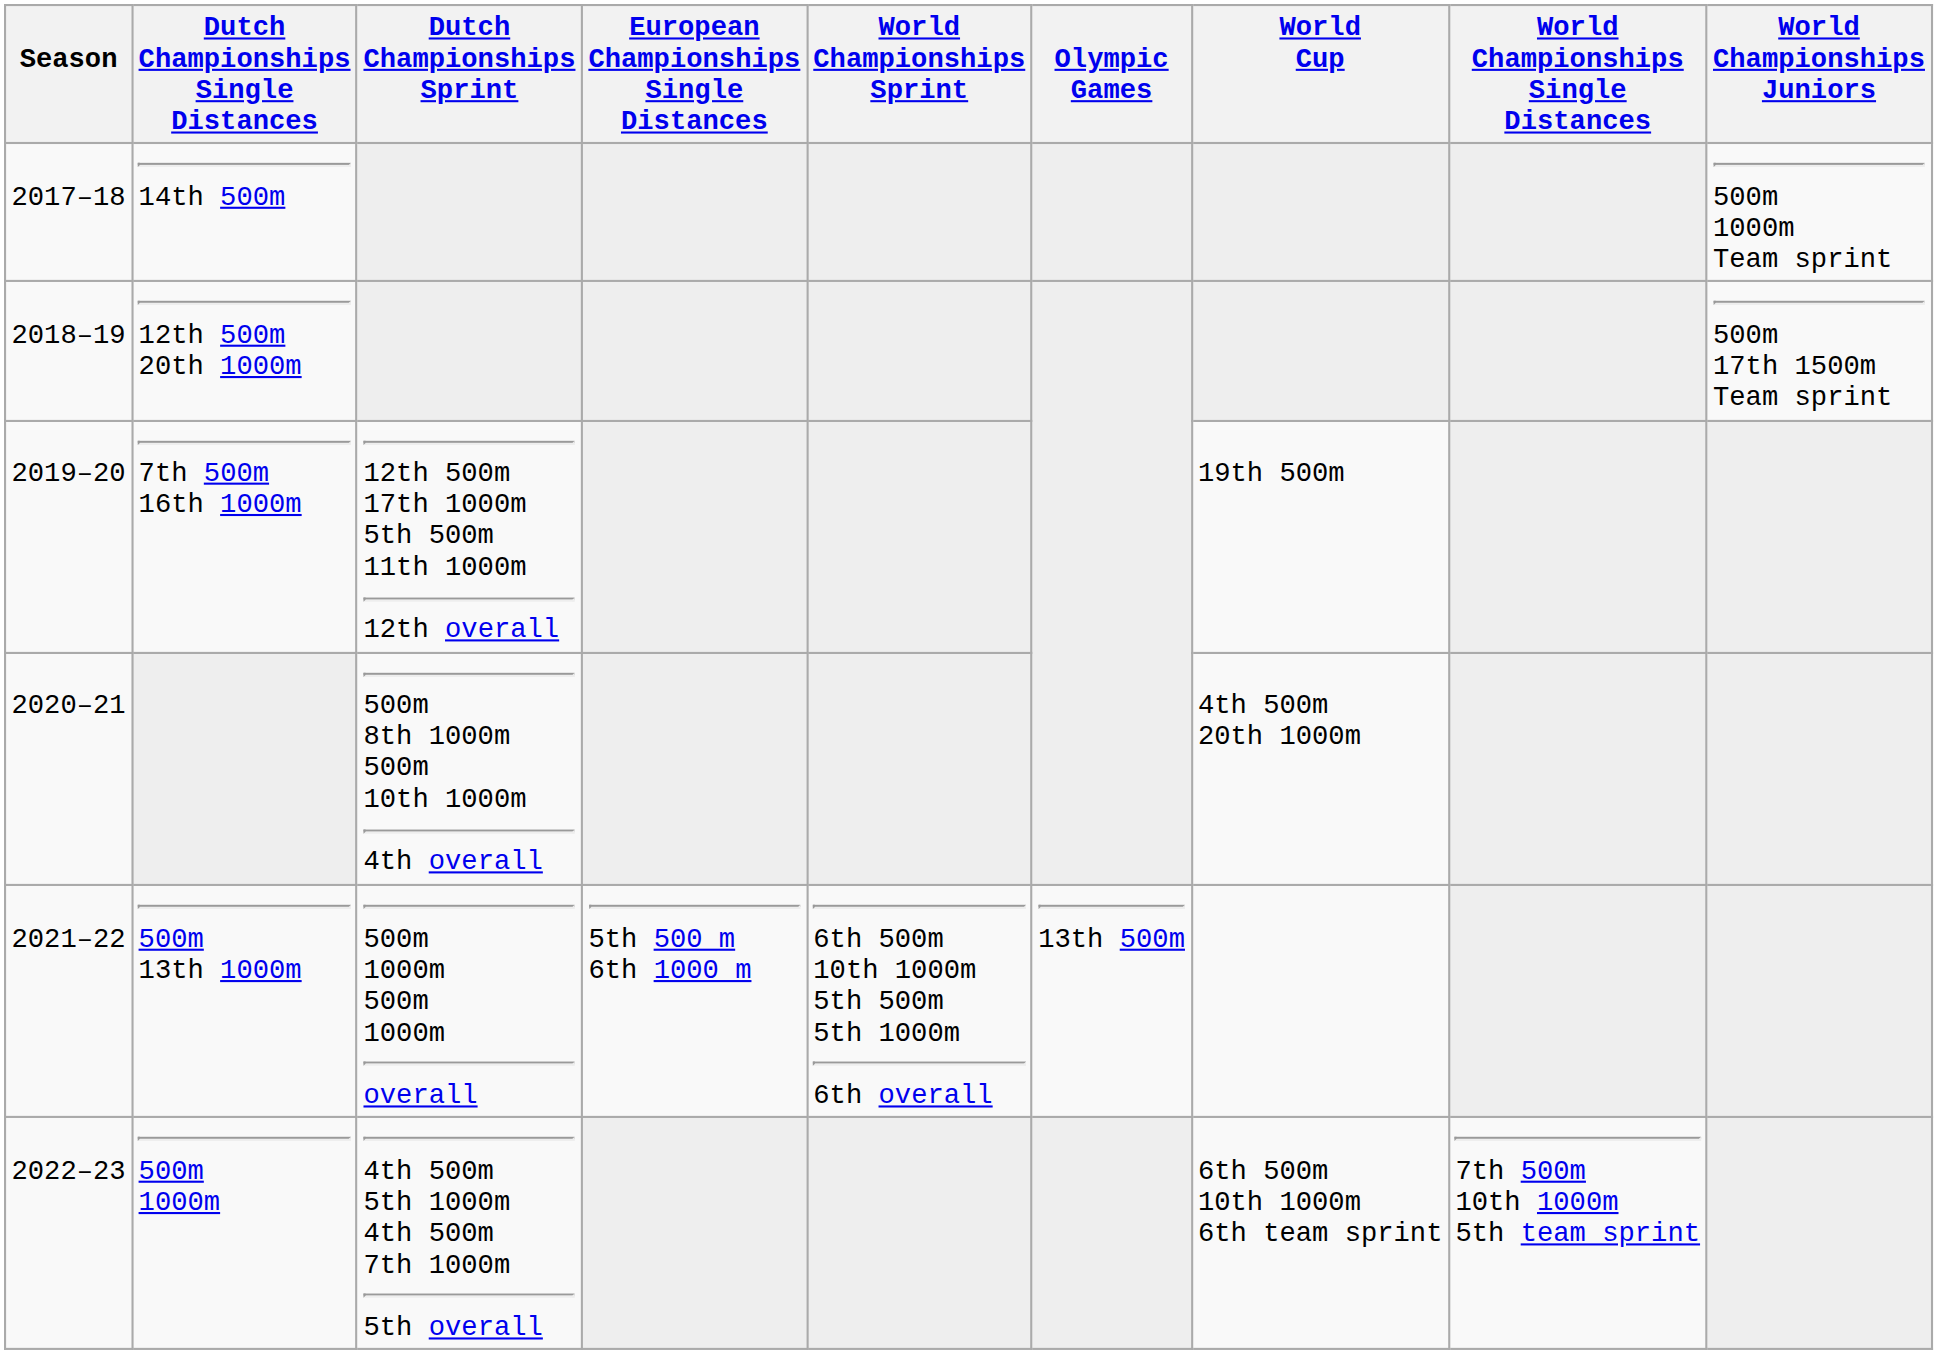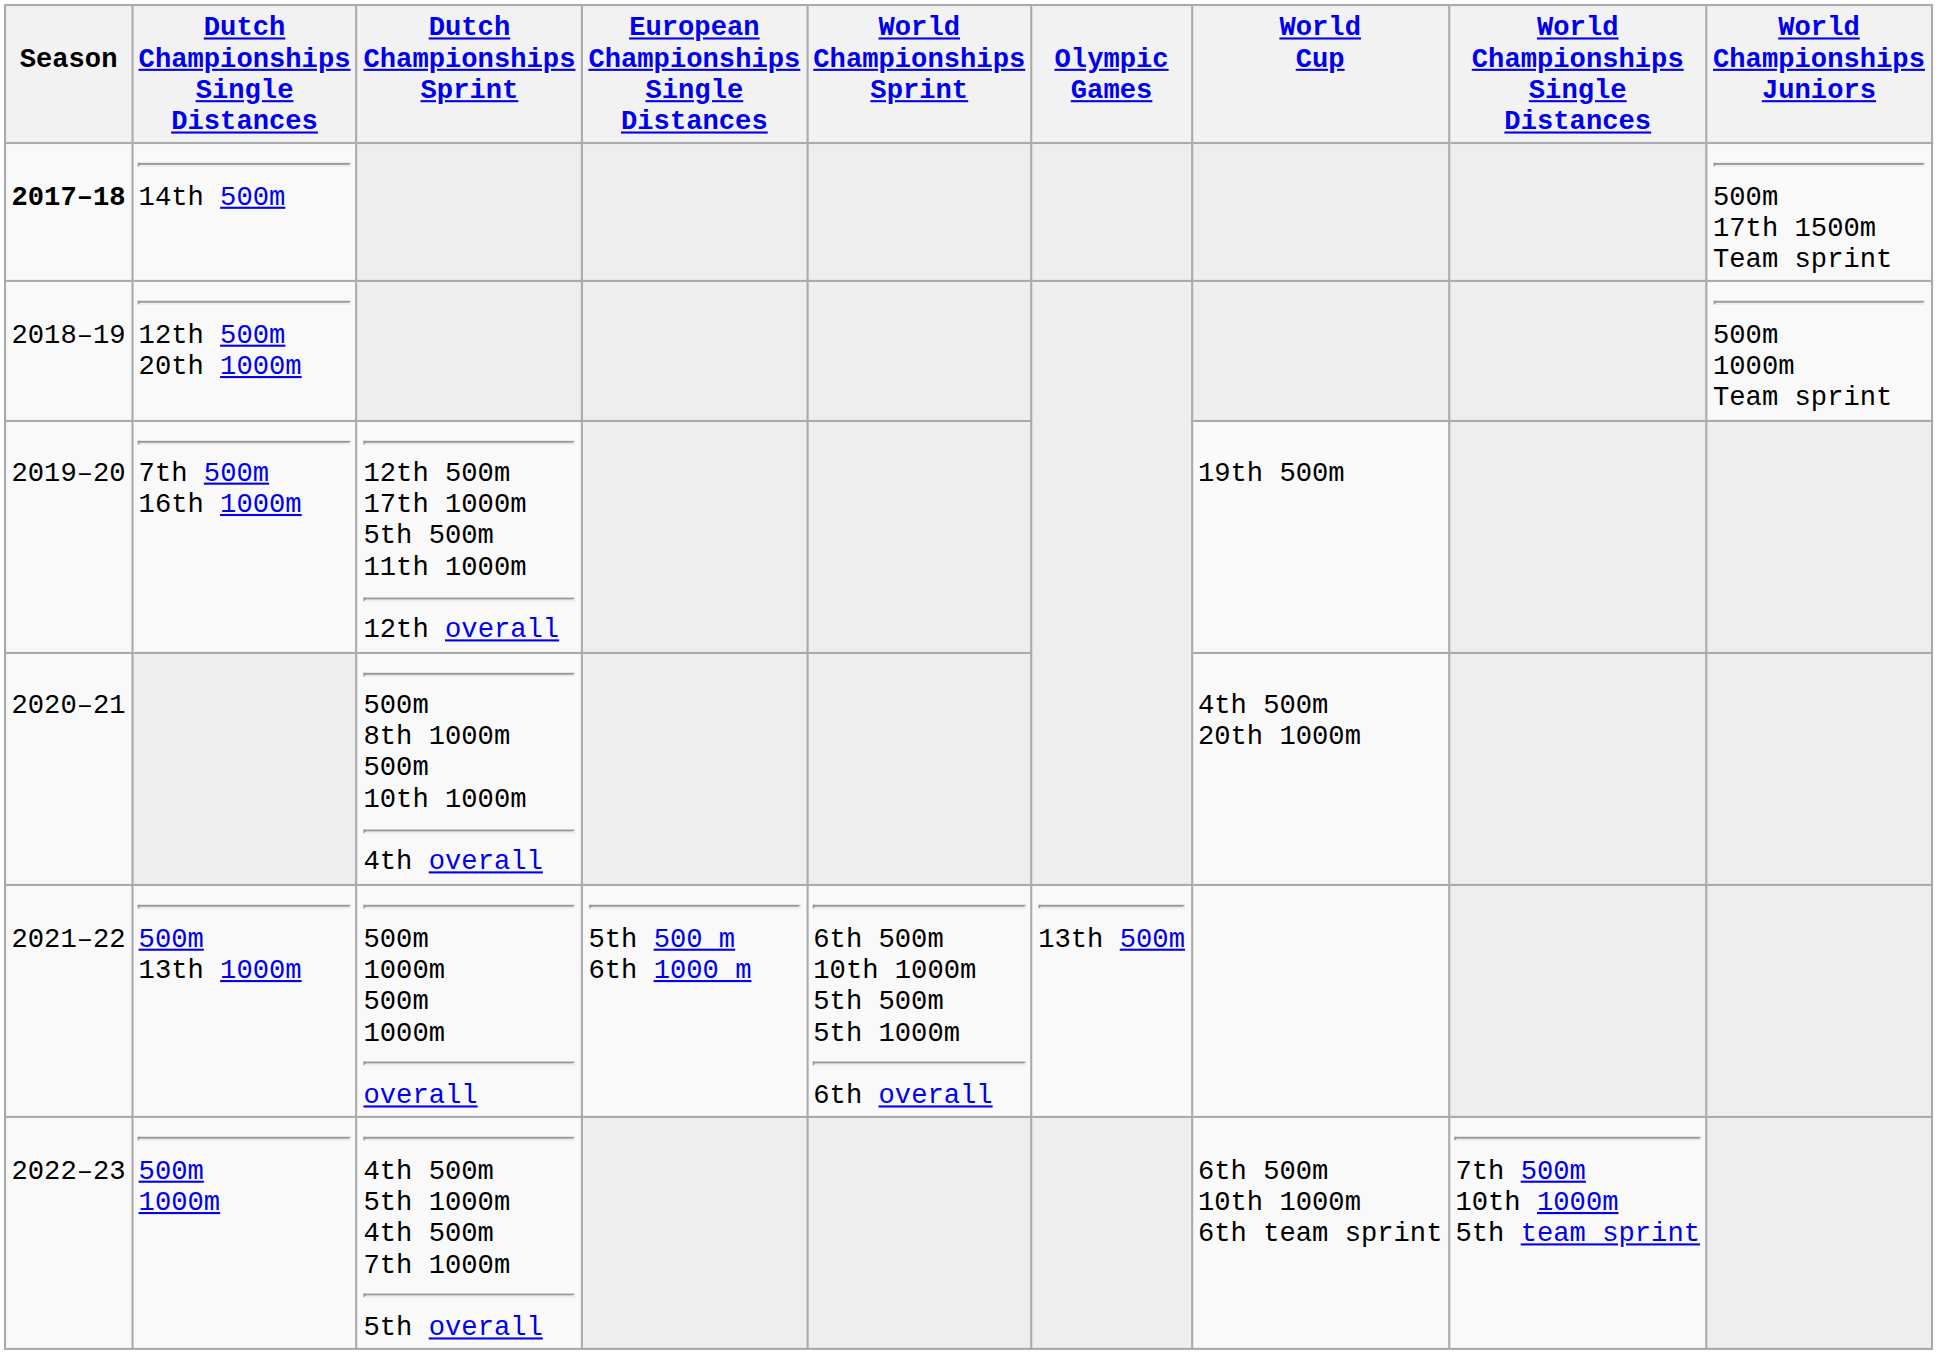(69, 197) normal -> (69, 197) bold
(1819, 219) 500m 1000m Team sprint -> (1819, 219) 500m 17th 1500m Team sprint
(1819, 358) 500m 17th 1500m Team sprint -> (1819, 358) 500m 1000m Team sprint
